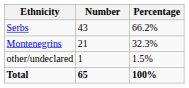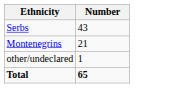- column: (157, 12)
